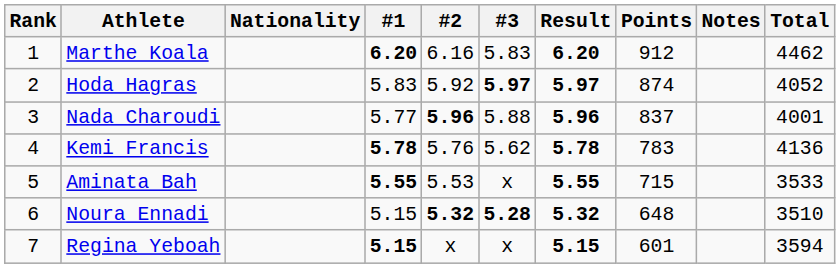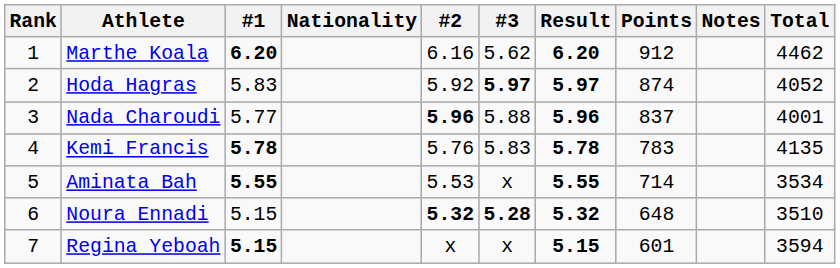columns swapped: (295, 21) <-> (393, 21)
(507, 53) 5.83 -> (507, 53) 5.62
(507, 150) 5.62 -> (507, 150) 5.83
(800, 150) 4136 -> (800, 150) 4135
(656, 182) 715 -> (656, 182) 714
(800, 182) 3533 -> (800, 182) 3534
